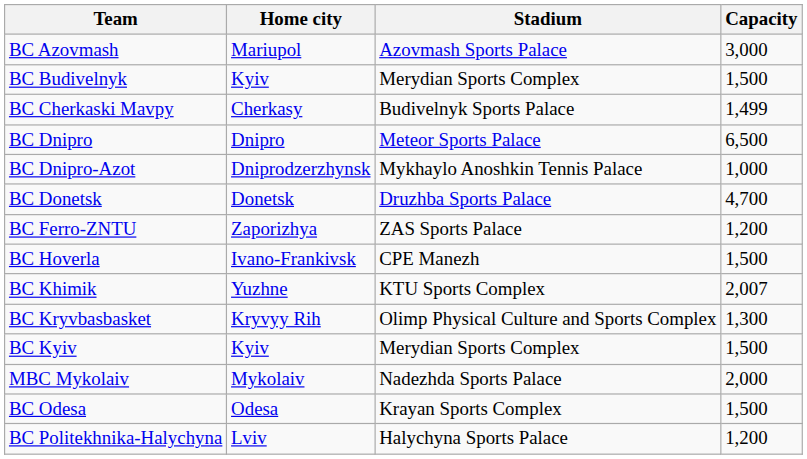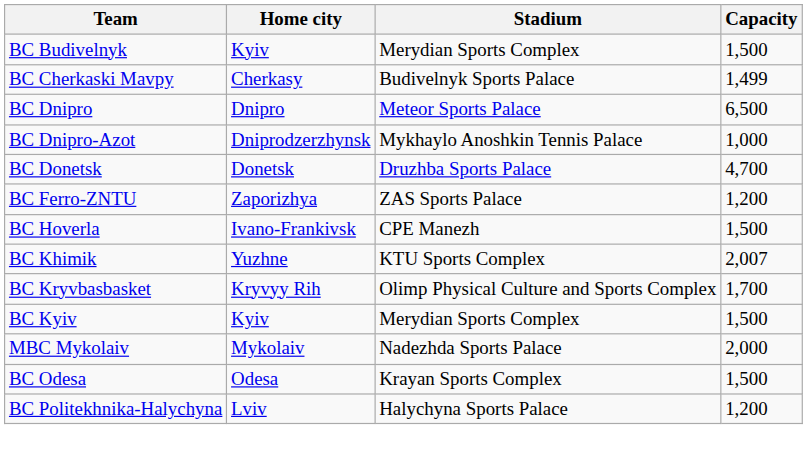- row: (64, 49)
(746, 318) 1,300 -> (746, 288) 1,700
